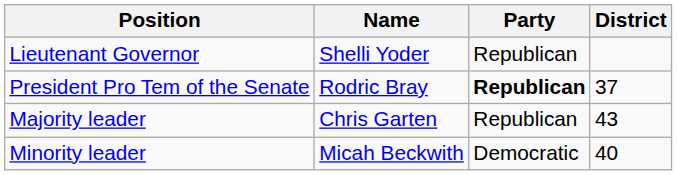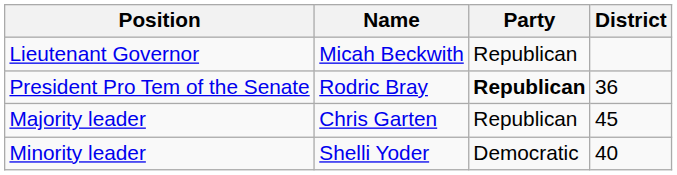(374, 53) Shelli Yoder -> (392, 53) Micah Beckwith
(607, 86) 37 -> (607, 86) 36
(607, 119) 43 -> (607, 119) 45
(392, 152) Micah Beckwith -> (374, 152) Shelli Yoder
